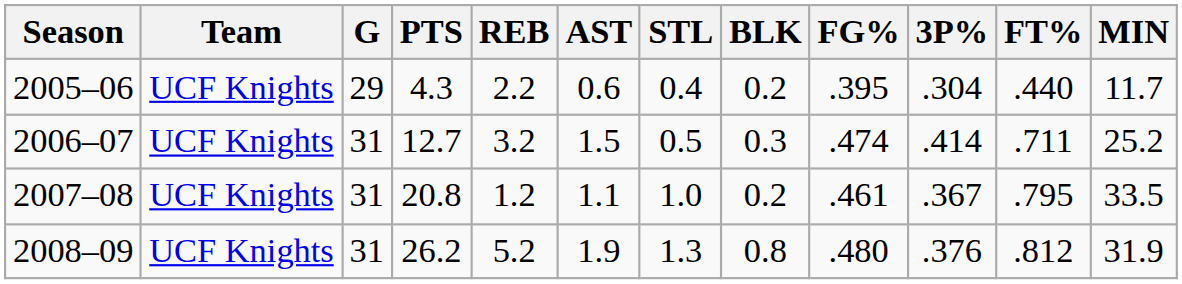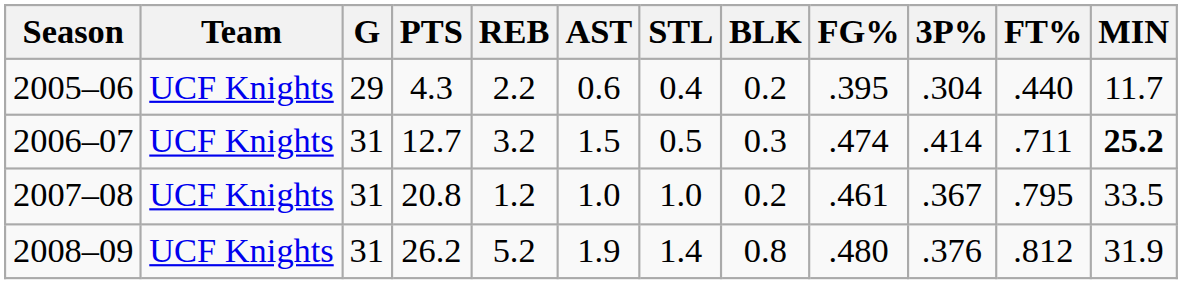(1134, 140) normal -> (1134, 140) bold
(599, 195) 1.1 -> (599, 195) 1.0
(681, 250) 1.3 -> (681, 250) 1.4
